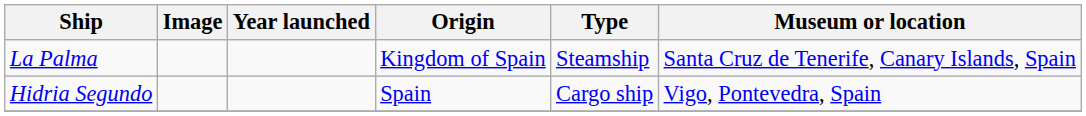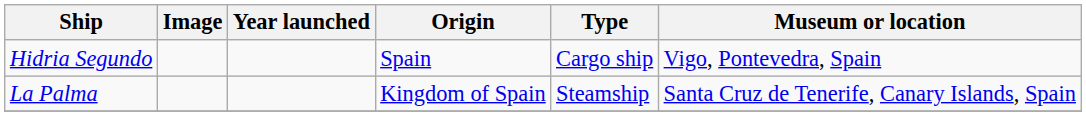rows swapped: (81, 93) <-> (54, 57)
